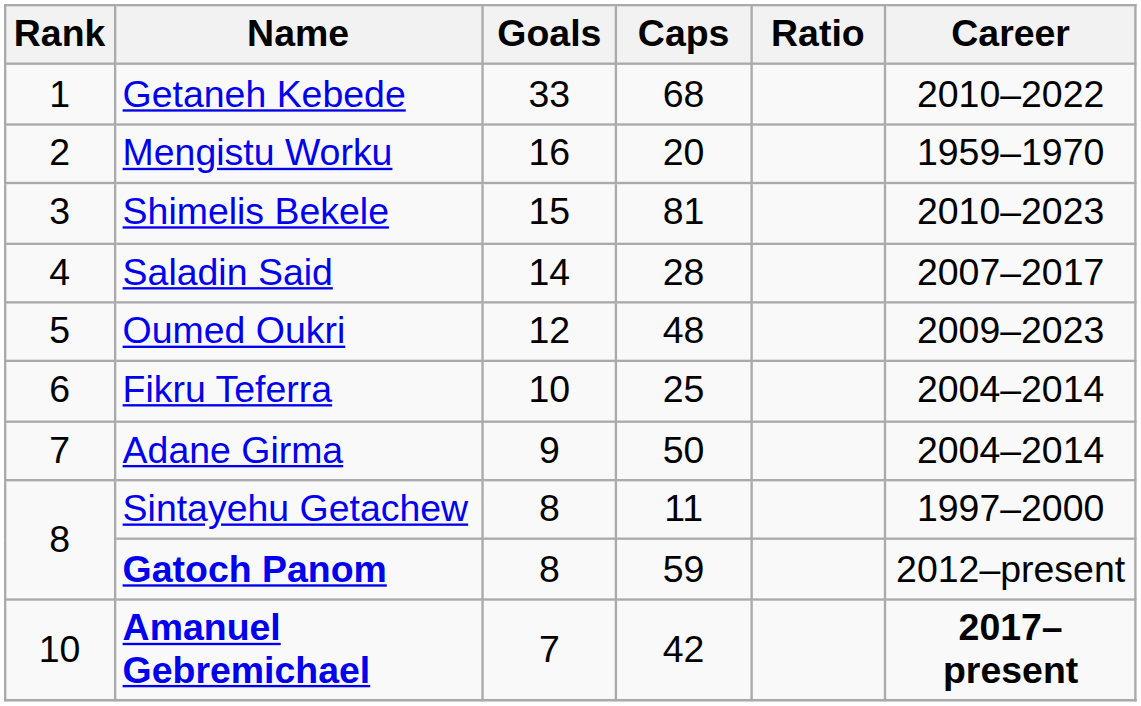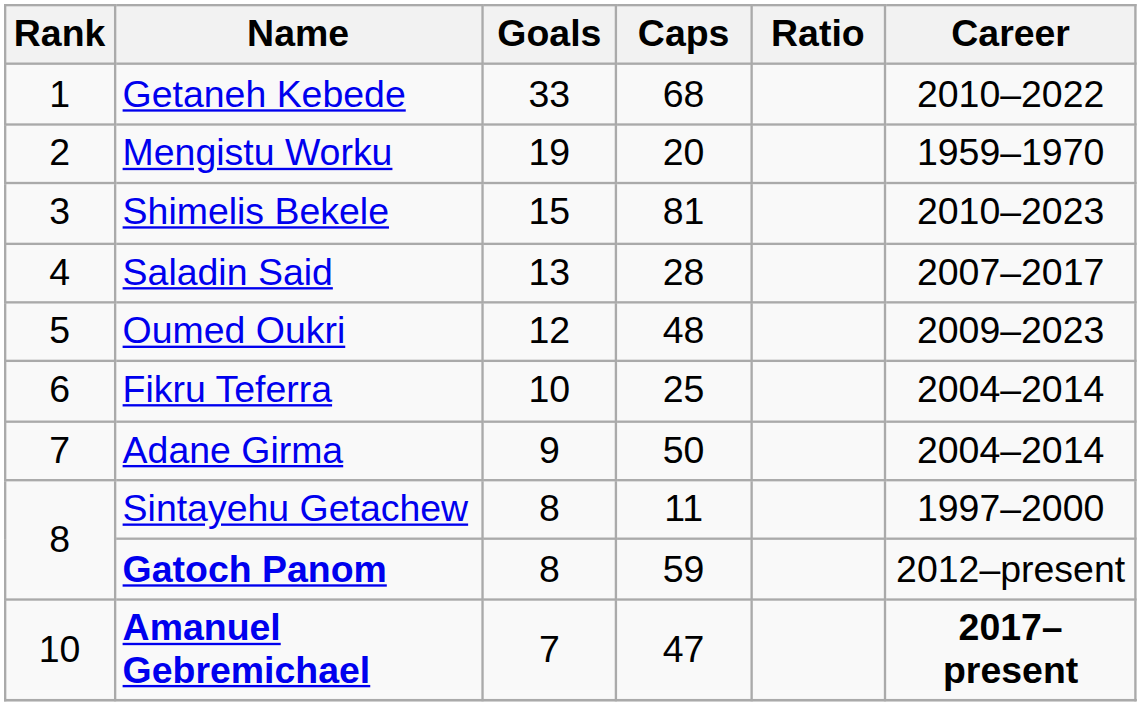(549, 152) 16 -> (549, 152) 19
(549, 271) 14 -> (549, 271) 13
(684, 649) 42 -> (684, 649) 47
